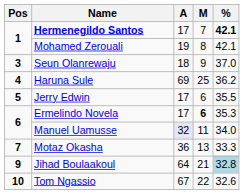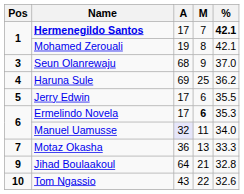(183, 64) 18 -> (183, 64) 68
(226, 165) lightblue background -> (226, 165) no background
(183, 182) 67 -> (183, 182) 43
